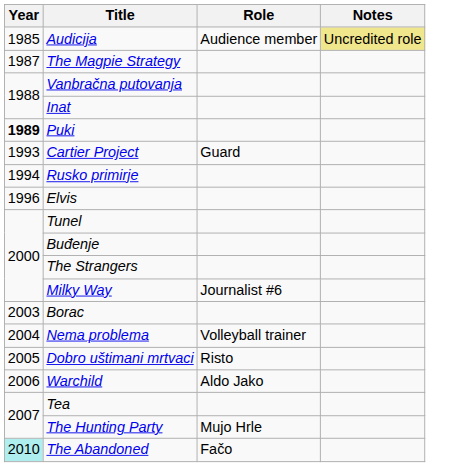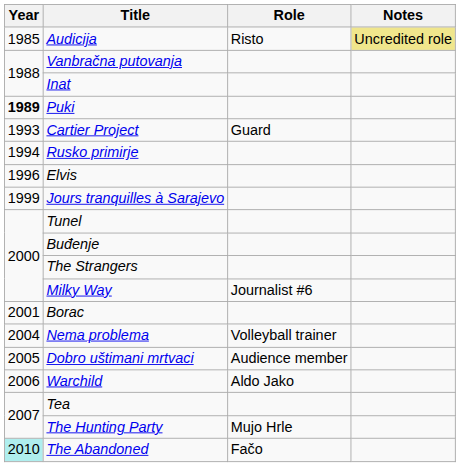(259, 38) Audience member -> (247, 38) Risto
- row: (113, 61)
+ row: (135, 198)
(24, 312) 2003 -> (24, 312) 2001
(217, 358) Risto -> (289, 358) Audience member
